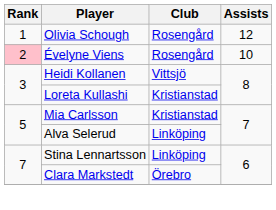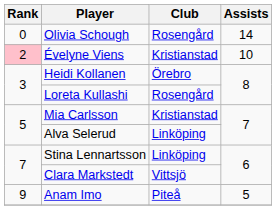(23, 34) 1 -> (23, 34) 0
(246, 34) 12 -> (246, 34) 14
(183, 54) Rosengård -> (185, 54) Kristianstad
(169, 74) Vittsjö -> (171, 74) Örebro
(185, 94) Kristianstad -> (183, 94) Rosengård
(171, 174) Örebro -> (169, 174) Vittsjö
+ row: (73, 194)
